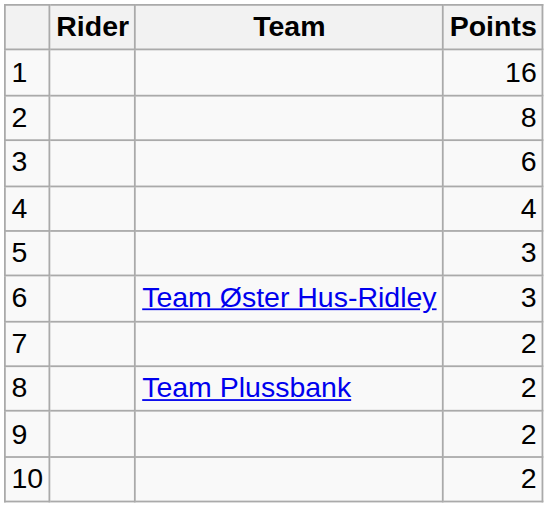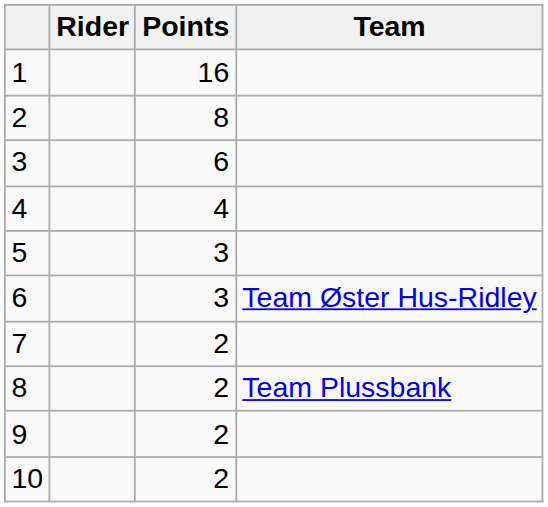columns swapped: (289, 27) <-> (493, 27)
